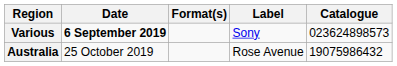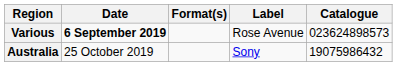(246, 33) Sony -> (268, 33) Rose Avenue
(268, 52) Rose Avenue -> (246, 52) Sony
